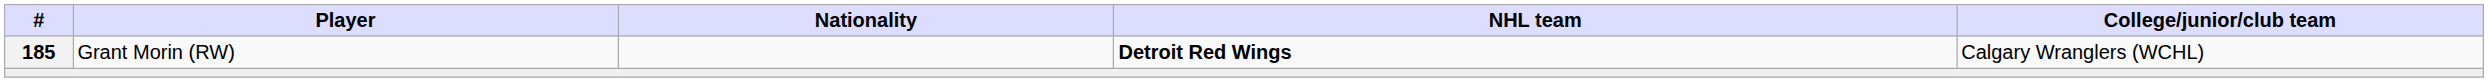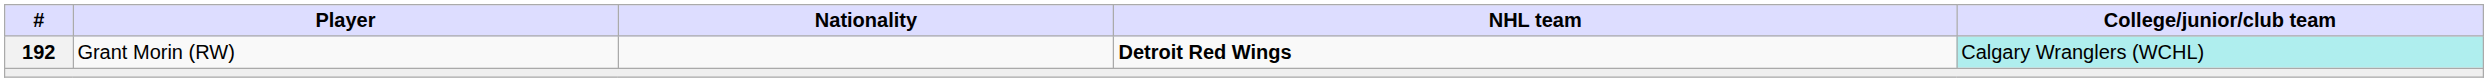(39, 52) 185 -> (39, 52) 192
(2083, 52) no background -> (2083, 52) paleturquoise background
